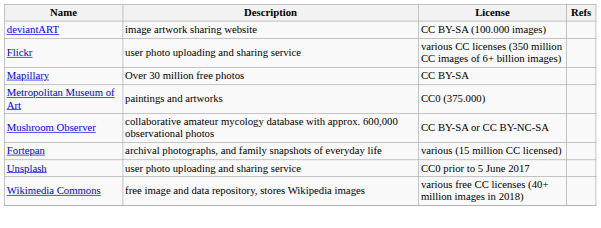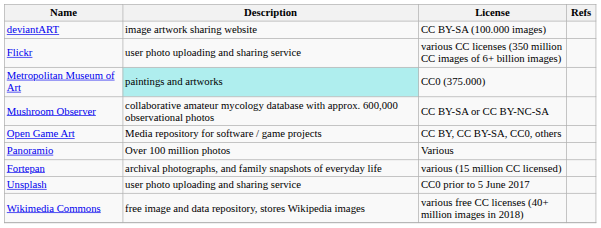- row: (28, 76)
(174, 99) no background -> (174, 82) paleturquoise background
+ row: (41, 134)
+ row: (30, 151)
